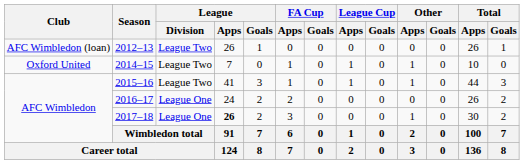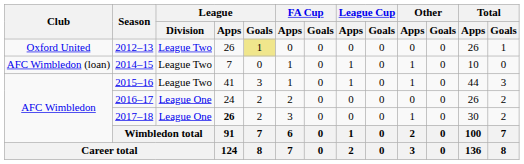(59, 47) AFC Wimbledon (loan) -> (59, 47) Oxford United
(260, 47) no background -> (260, 47) khaki background
(59, 64) Oxford United -> (59, 64) AFC Wimbledon (loan)
